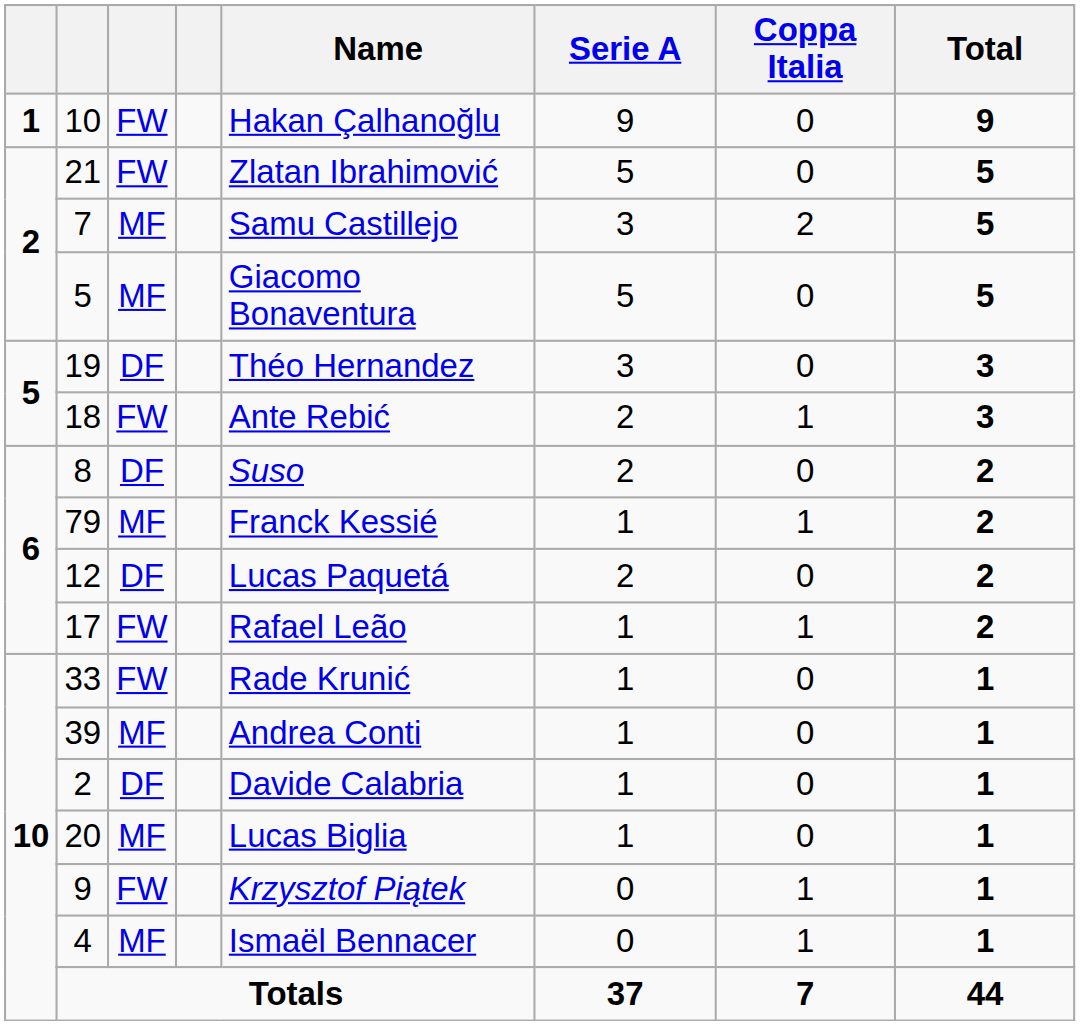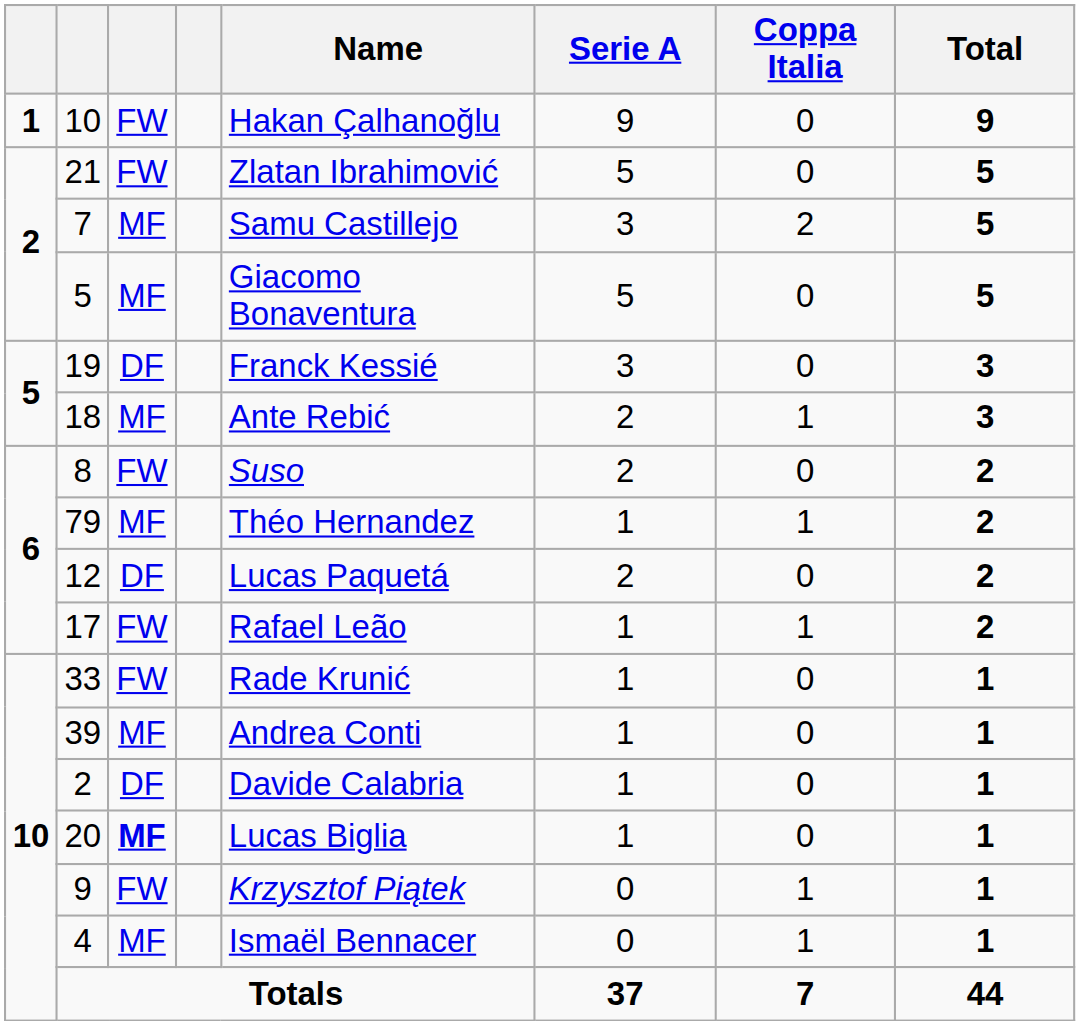(352, 366) Théo Hernandez -> (333, 366) Franck Kessié
(142, 418) FW -> (142, 418) MF
(142, 470) DF -> (142, 470) FW
(333, 522) Franck Kessié -> (352, 522) Théo Hernandez
(142, 836) normal -> (142, 836) bold
